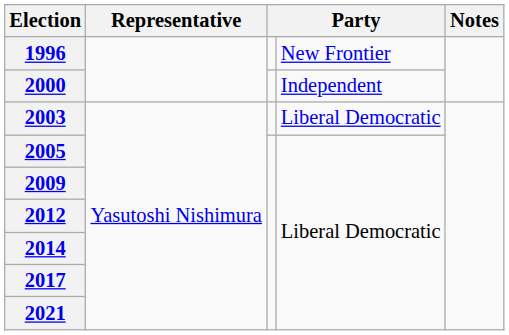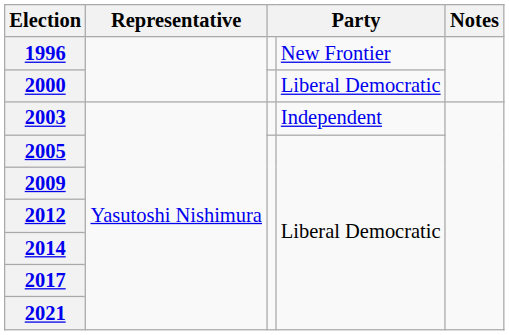(331, 85) Independent -> (361, 85) Liberal Democratic
(361, 118) Liberal Democratic -> (331, 118) Independent
